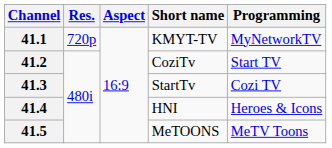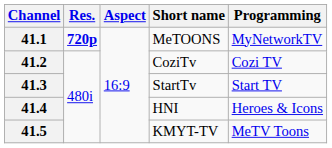(82, 39) normal -> (82, 39) bold
(185, 39) KMYT-TV -> (186, 39) MeTOONS
(256, 62) Start TV -> (257, 62) Cozi TV
(256, 85) Cozi TV -> (257, 85) Start TV
(186, 131) MeTOONS -> (185, 131) KMYT-TV
